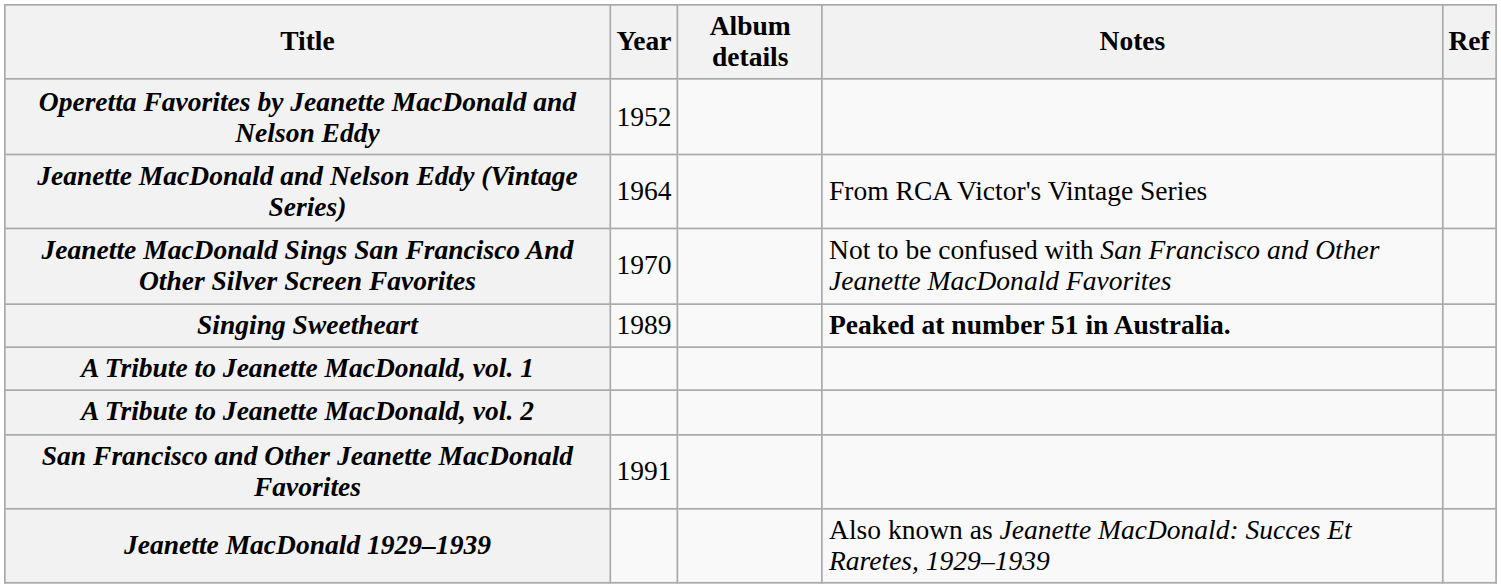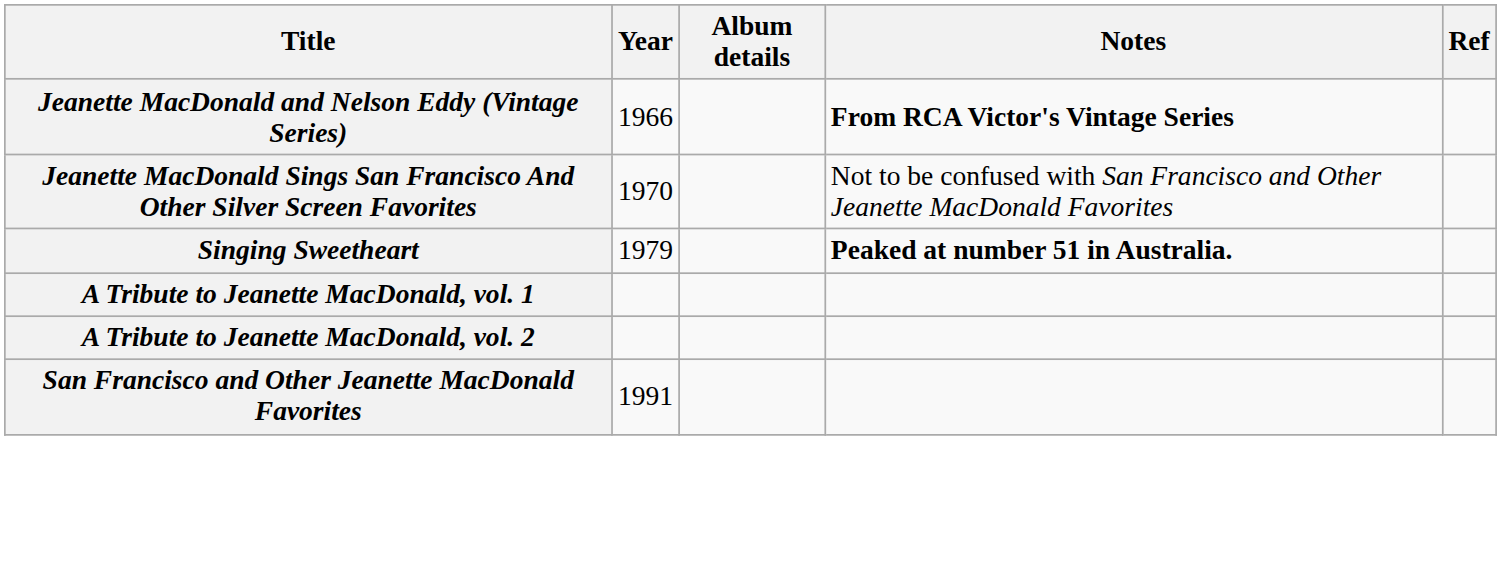- row: (307, 116)
(644, 191) 1964 -> (646, 116) 1966
(1018, 191) normal -> (1032, 116) bold
(644, 324) 1989 -> (646, 250) 1979
- row: (307, 545)
